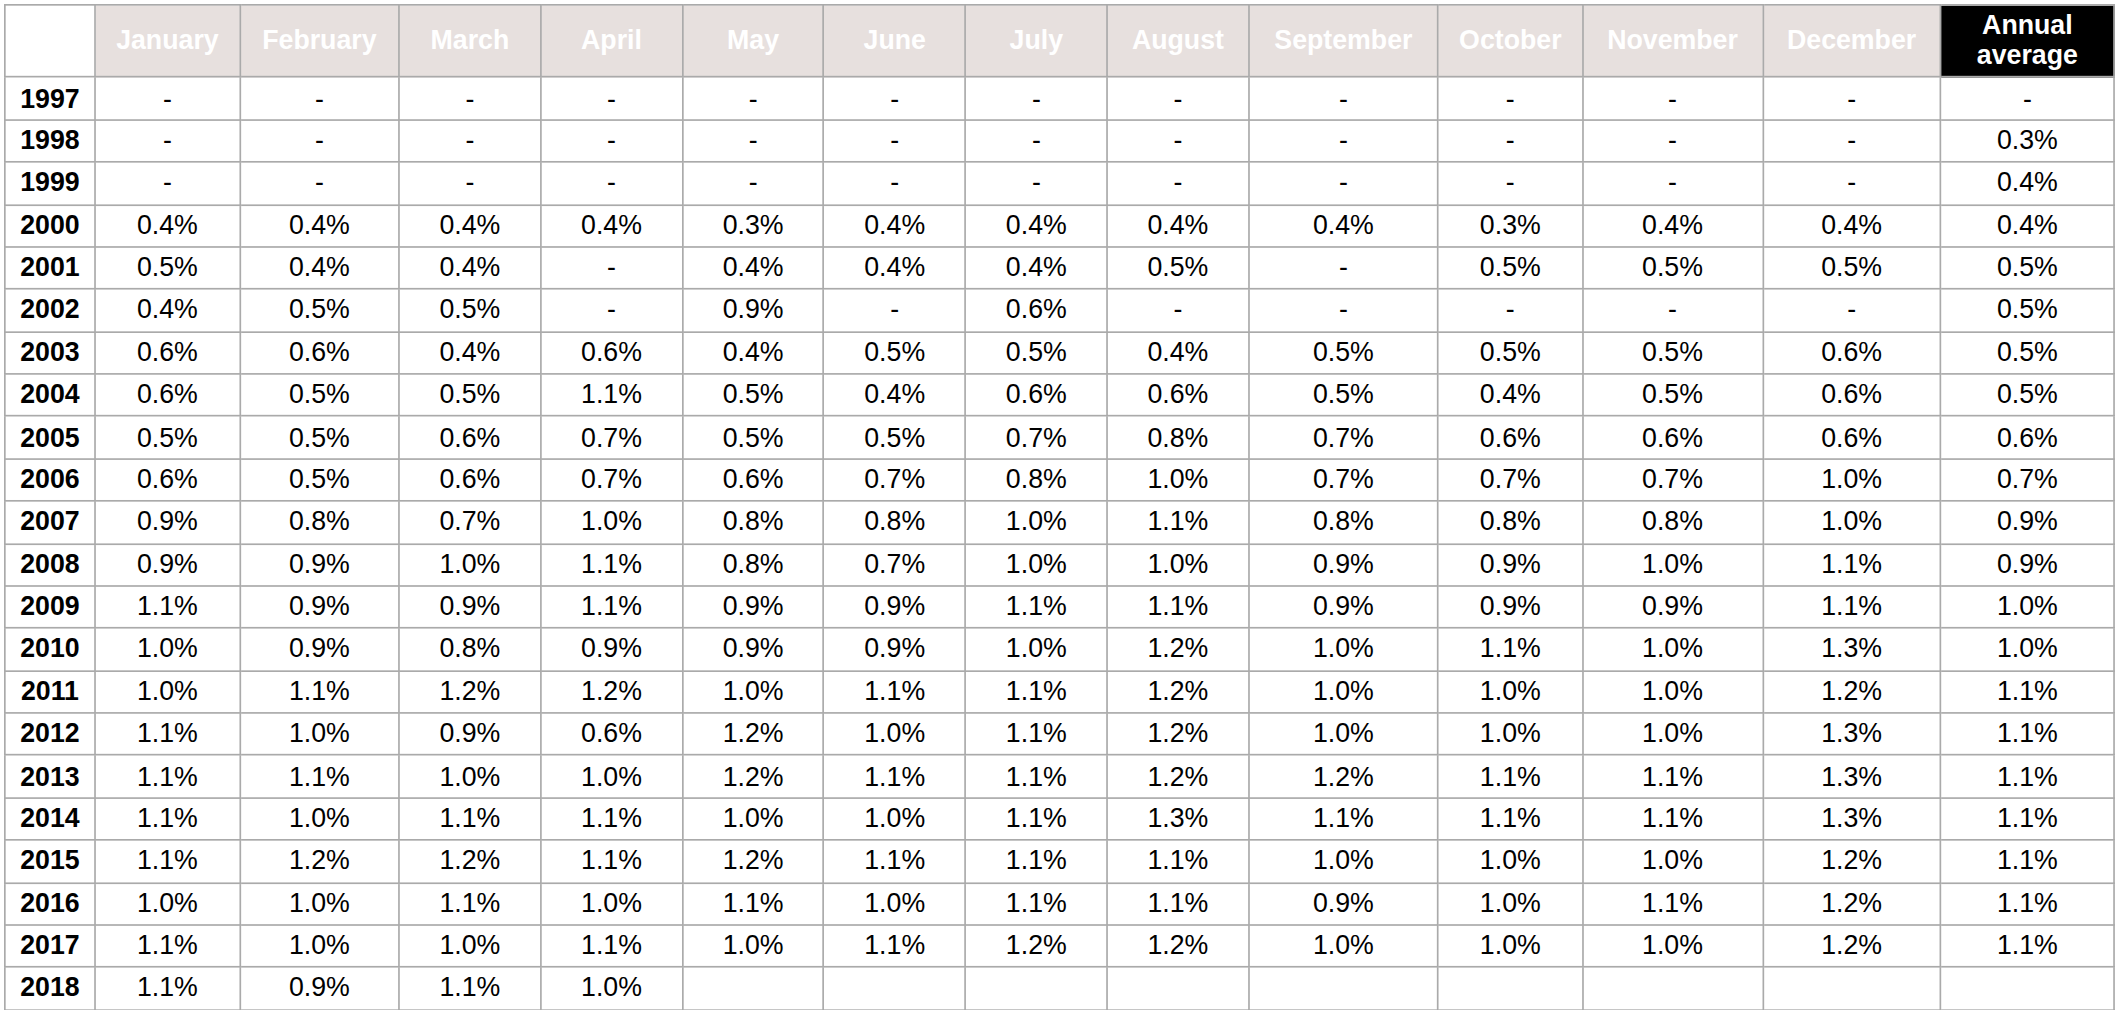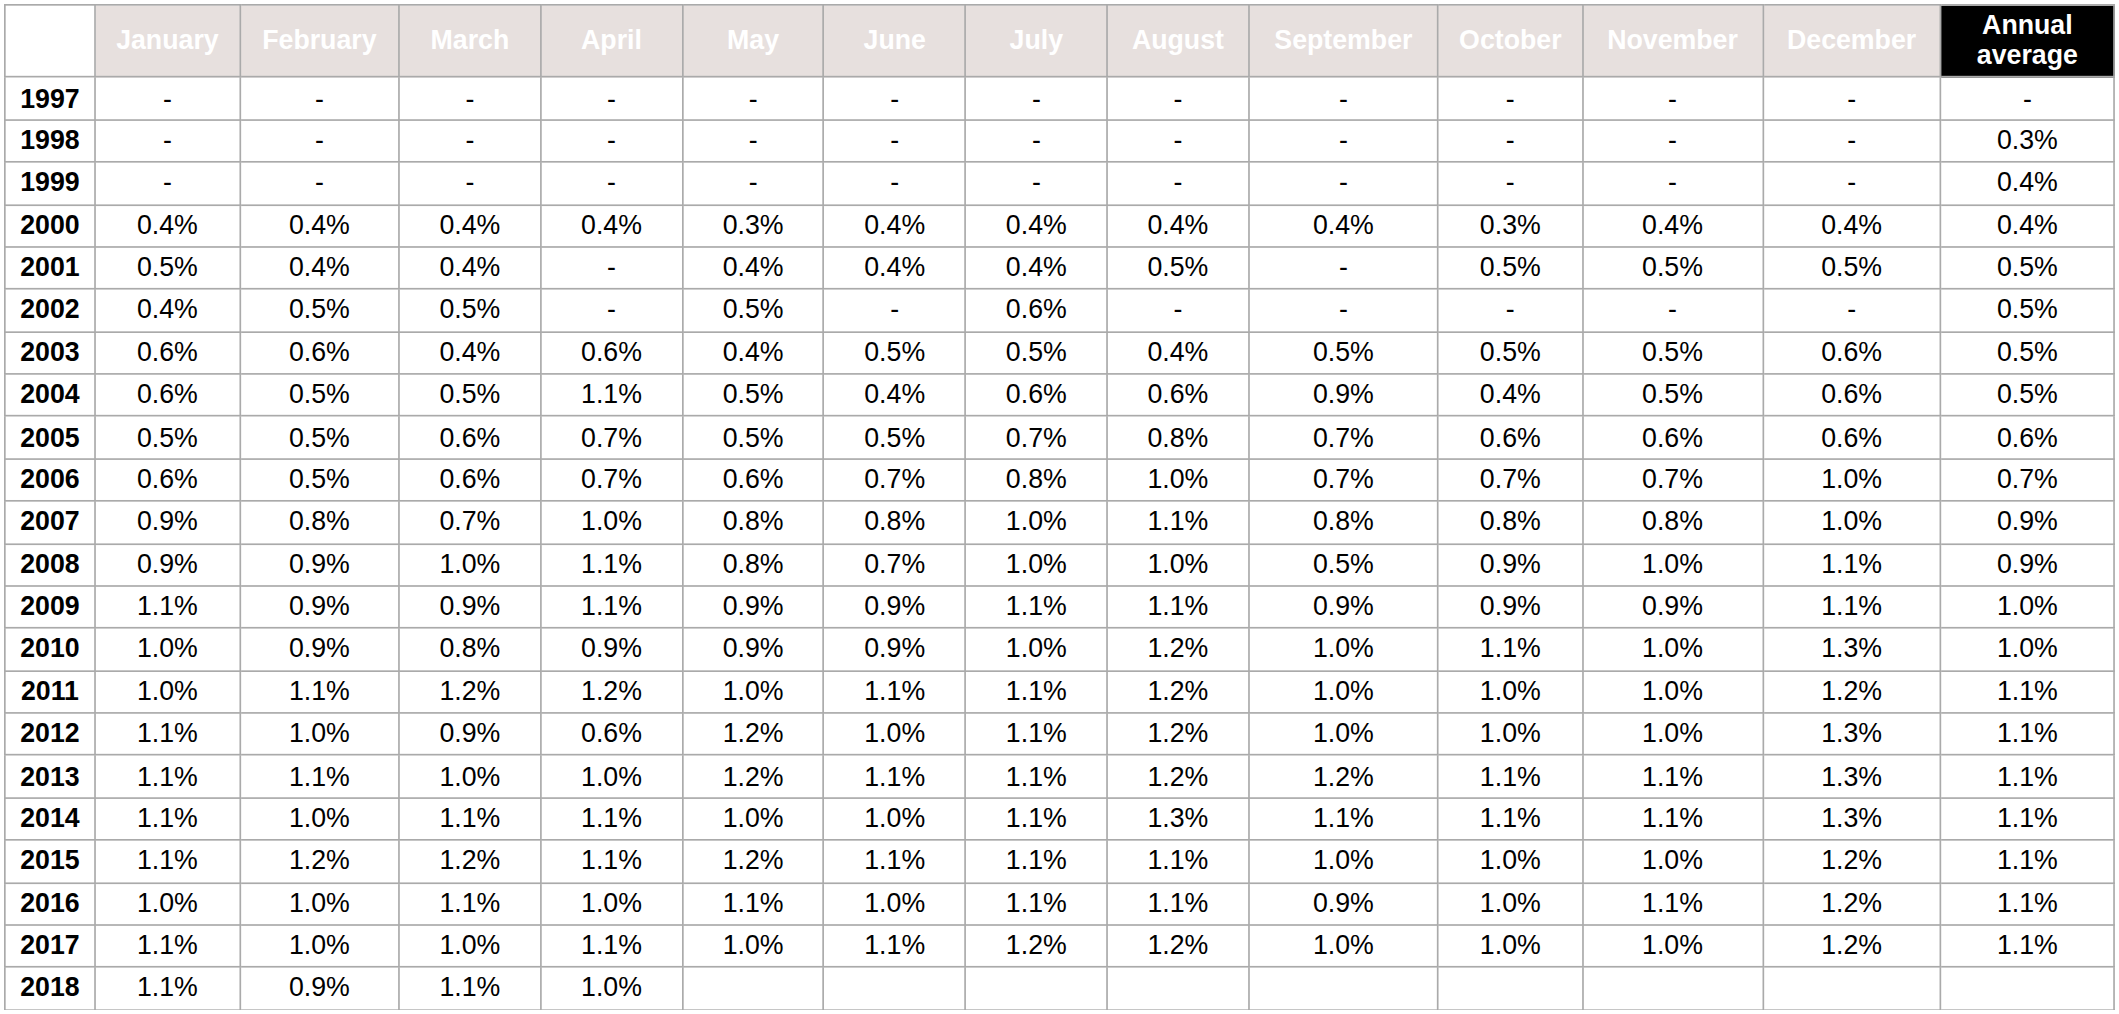(753, 310) 0.9% -> (753, 310) 0.5%
(1343, 394) 0.5% -> (1343, 394) 0.9%
(1343, 564) 0.9% -> (1343, 564) 0.5%
